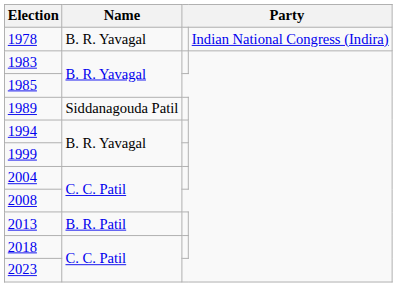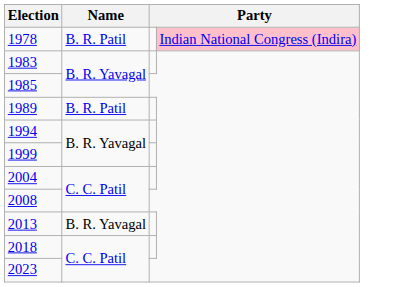(106, 39) B. R. Yavagal -> (96, 39) B. R. Patil
(290, 39) no background -> (258, 39) pink background
(122, 108) Siddanagouda Patil -> (96, 108) B. R. Patil
(96, 223) B. R. Patil -> (106, 223) B. R. Yavagal
